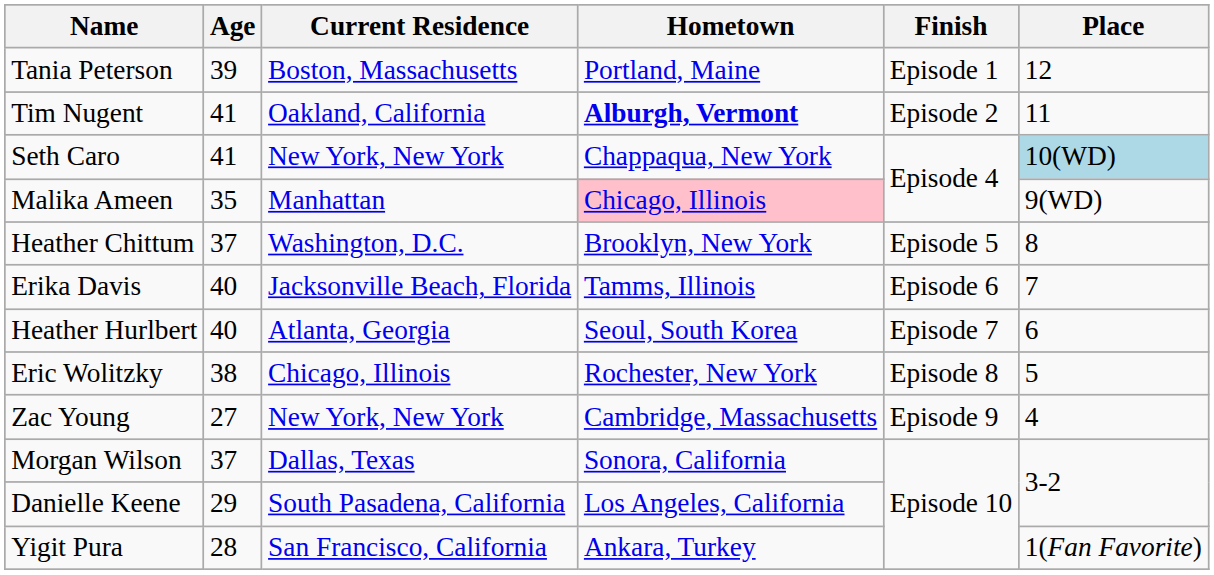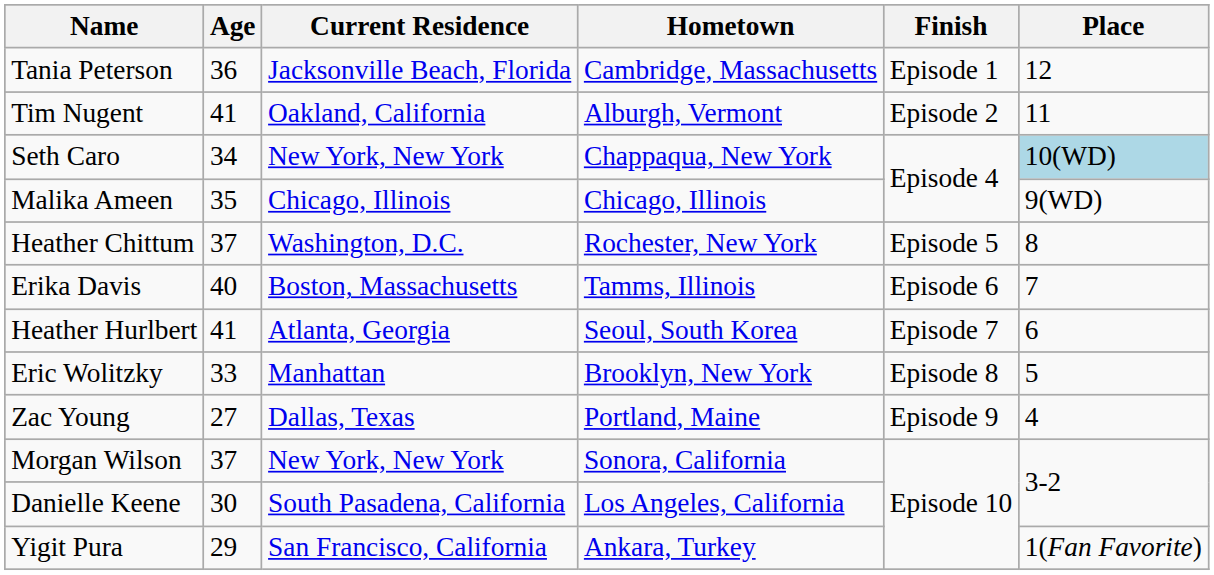(224, 69) 39 -> (224, 69) 36
(393, 69) Boston, Massachusetts -> (420, 69) Jacksonville Beach, Florida
(672, 69) Portland, Maine -> (731, 69) Cambridge, Massachusetts
(691, 112) bold -> (683, 112) normal
(224, 156) 41 -> (224, 156) 34
(327, 199) Manhattan -> (359, 199) Chicago, Illinois
(675, 199) pink background -> (675, 199) no background
(698, 243) Brooklyn, New York -> (700, 243) Rochester, New York
(420, 286) Jacksonville Beach, Florida -> (393, 286) Boston, Massachusetts
(224, 329) 40 -> (224, 329) 41
(224, 373) 38 -> (224, 373) 33
(359, 373) Chicago, Illinois -> (327, 373) Manhattan
(700, 373) Rochester, New York -> (698, 373) Brooklyn, New York
(386, 416) New York, New York -> (341, 416) Dallas, Texas
(731, 416) Cambridge, Massachusetts -> (672, 416) Portland, Maine
(341, 460) Dallas, Texas -> (386, 460) New York, New York
(224, 503) 29 -> (224, 503) 30
(224, 546) 28 -> (224, 546) 29
